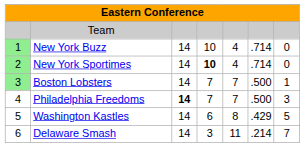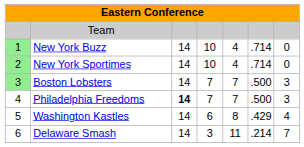(210, 64) bold -> (210, 64) normal
(287, 82) 1 -> (287, 82) 3
(287, 116) 5 -> (287, 116) 4
